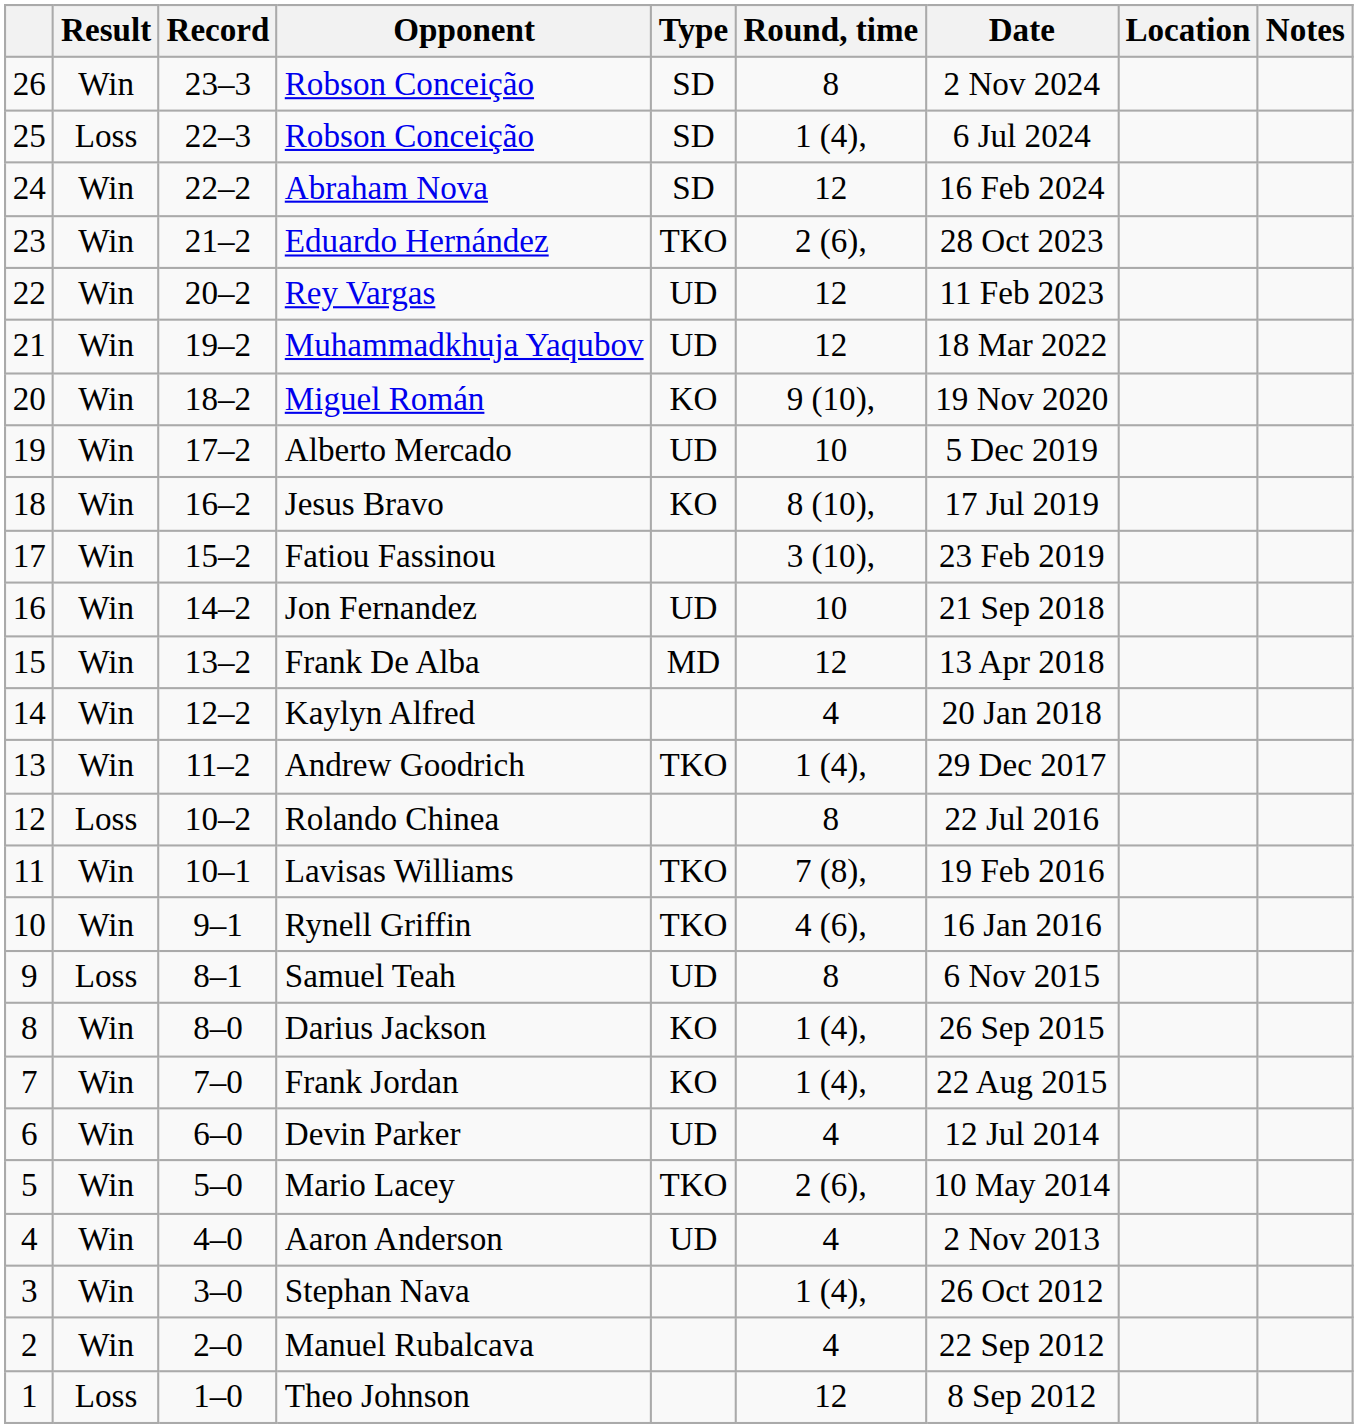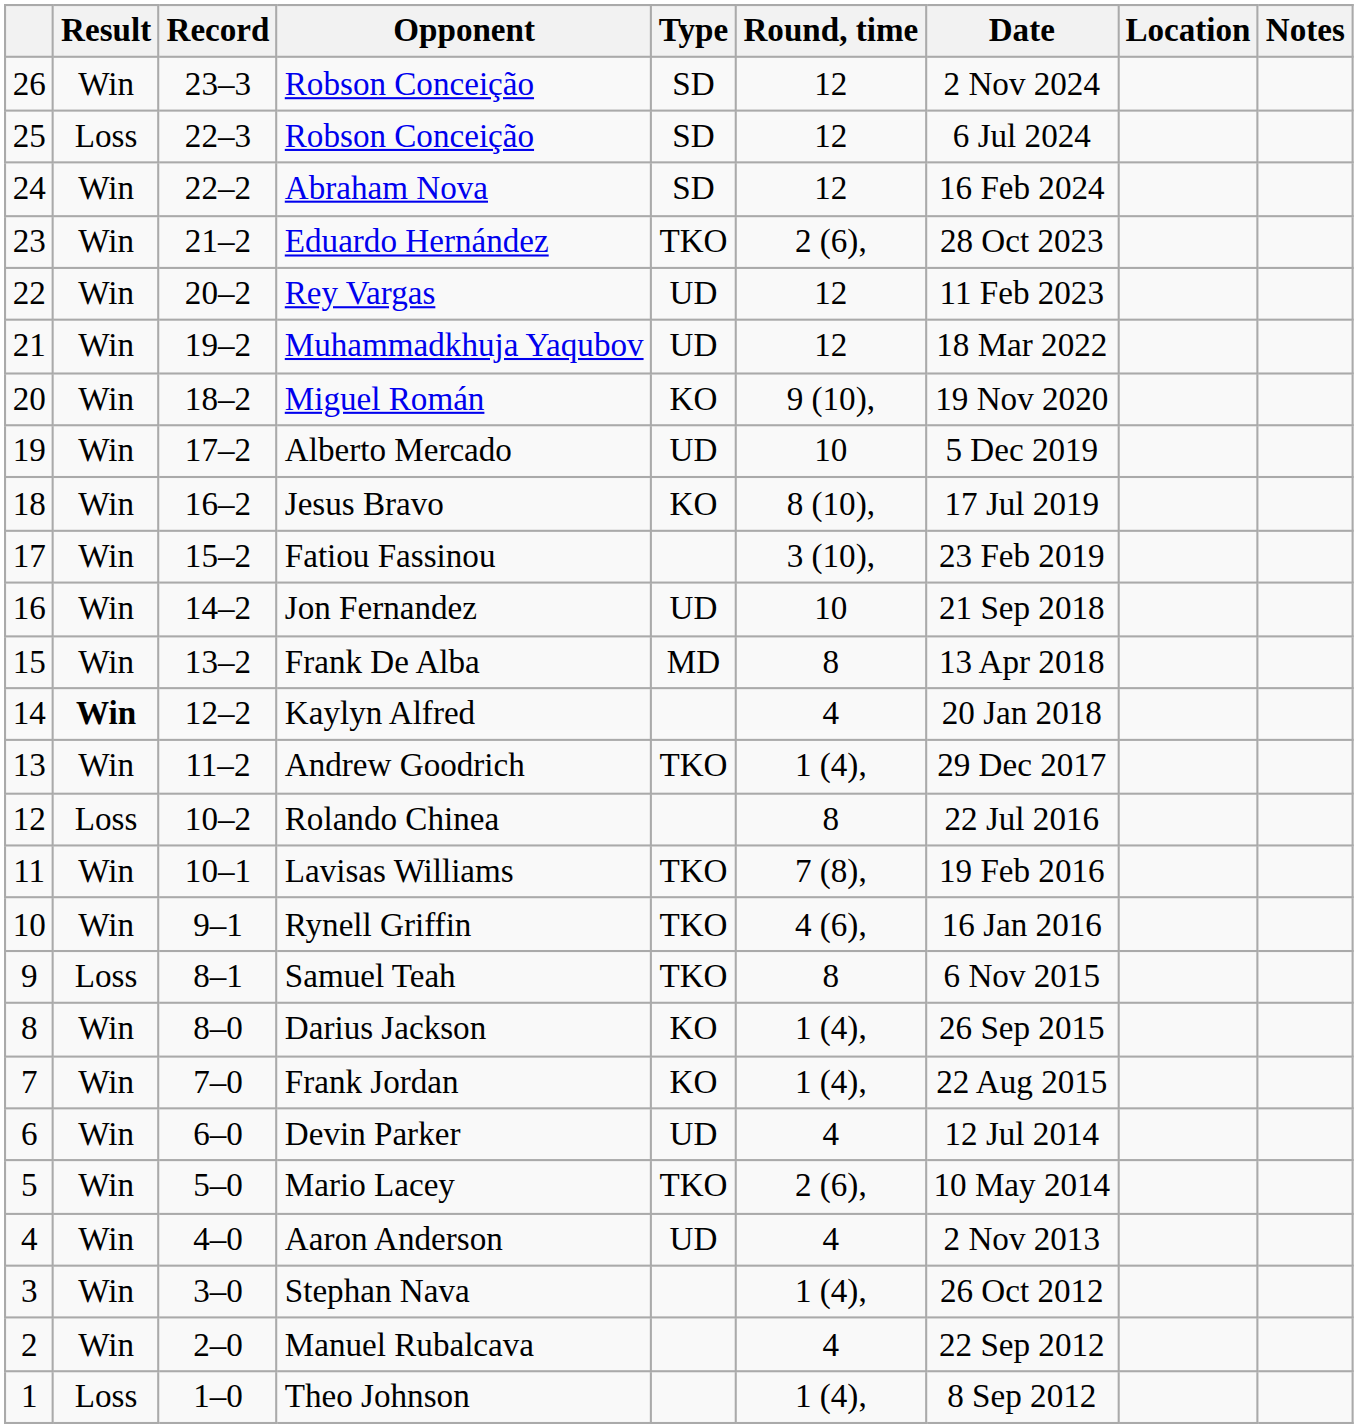(831, 83) 8 -> (831, 83) 12
(831, 135) 1 (4), -> (831, 135) 12
(831, 661) 12 -> (831, 661) 8
(106, 713) normal -> (106, 713) bold
(693, 976) UD -> (693, 976) TKO
(831, 1396) 12 -> (831, 1396) 1 (4),
